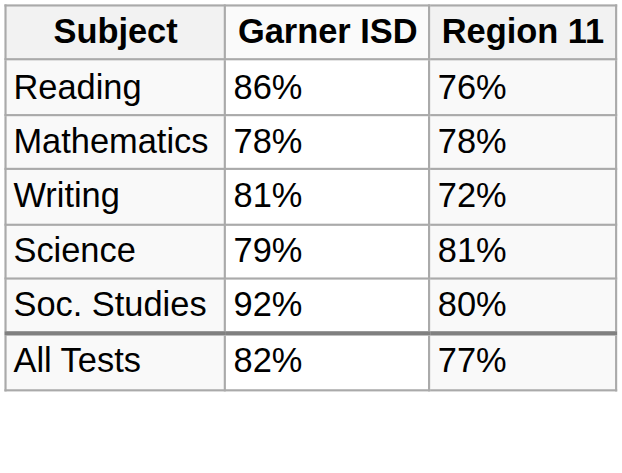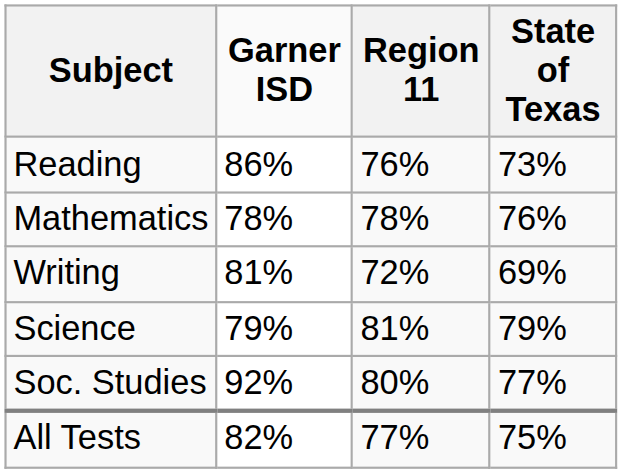+ column: (553, 70)
